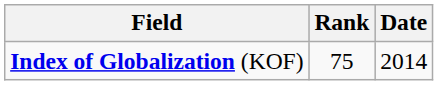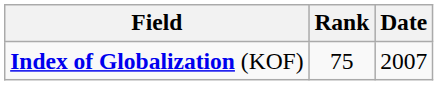(404, 60) 2014 -> (404, 60) 2007
